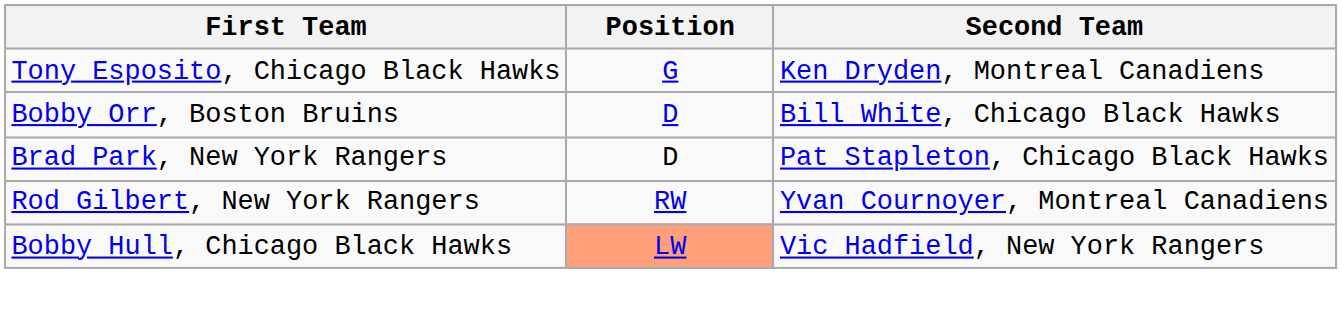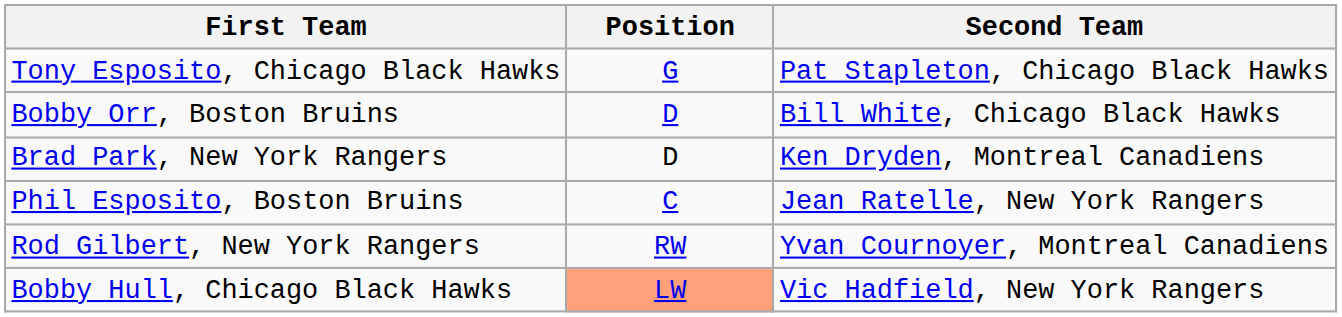(1022, 71) Ken Dryden, Montreal Canadiens -> (1054, 71) Pat Stapleton, Chicago Black Hawks
(1054, 159) Pat Stapleton, Chicago Black Hawks -> (1022, 159) Ken Dryden, Montreal Canadiens
+ row: (238, 202)
